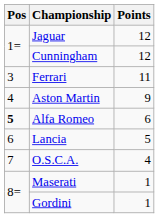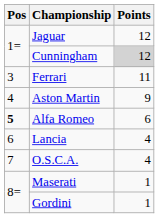(144, 56) no background -> (144, 56) lightgrey background
(148, 139) 5 -> (148, 139) 4
